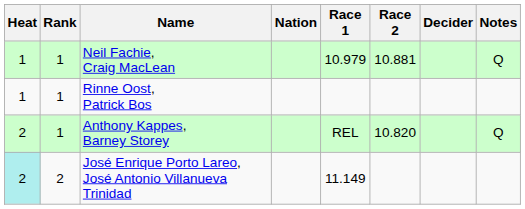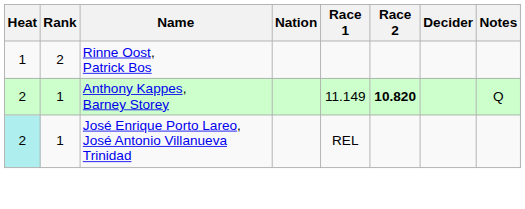- row: (129, 59)
(60, 96) 1 -> (60, 59) 2
(345, 133) REL -> (345, 96) 11.149
(395, 133) normal -> (395, 96) bold
(60, 178) 2 -> (60, 141) 1
(345, 178) 11.149 -> (345, 141) REL
